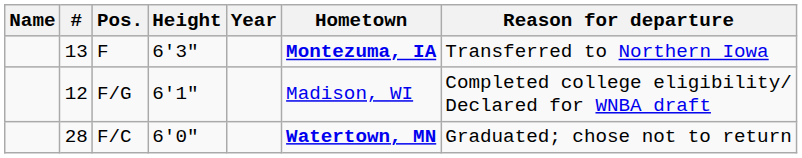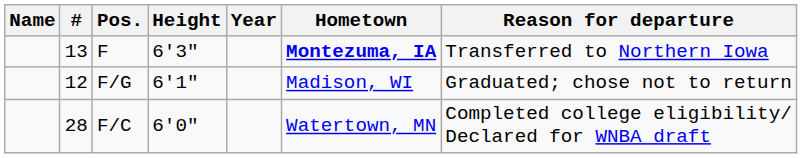(619, 94) Completed college eligibility/ Declared for WNBA draft -> (619, 83) Graduated; chose not to return
(361, 137) bold -> (361, 126) normal
(619, 137) Graduated; chose not to return -> (619, 126) Completed college eligibility/ Declared for WNBA draft
